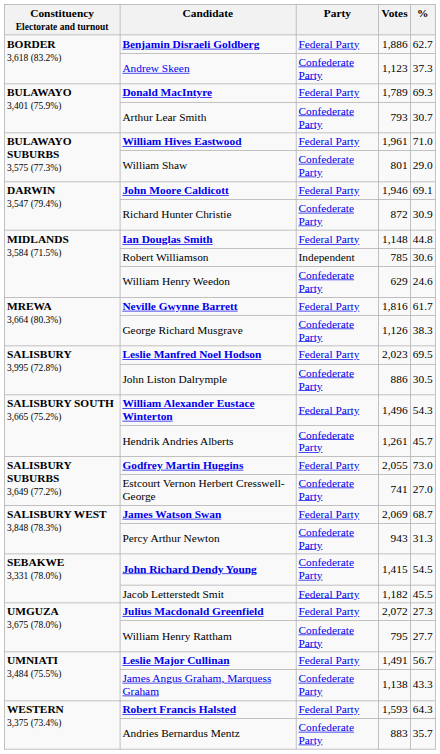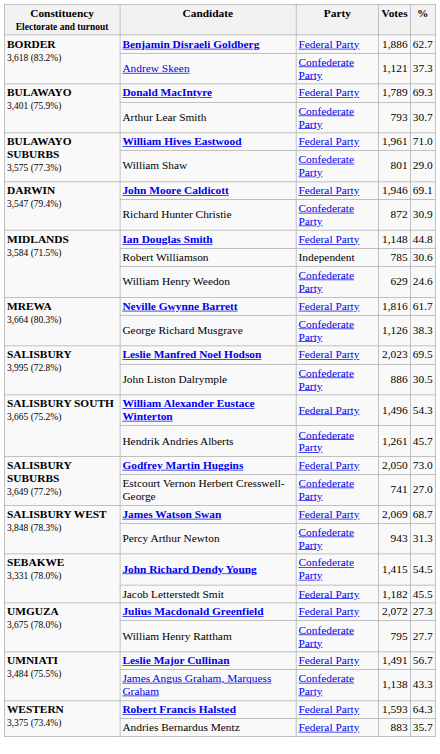(395, 68) 1,123 -> (395, 68) 1,121
(395, 465) 2,055 -> (395, 465) 2,050
(326, 734) Confederate Party -> (329, 727) Federal Party
